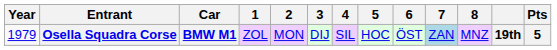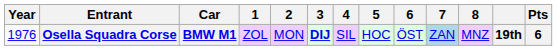(22, 35) 1979 -> (22, 35) 1976
(320, 35) normal -> (320, 35) bold
(537, 35) 5 -> (538, 35) 6
